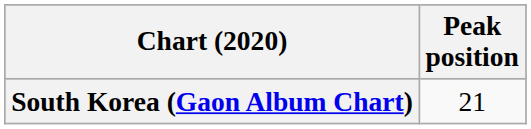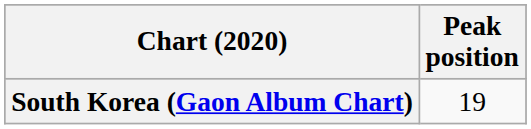(472, 100) 21 -> (472, 100) 19
